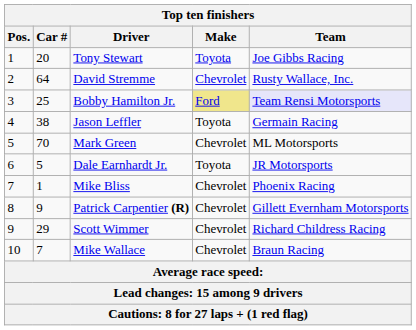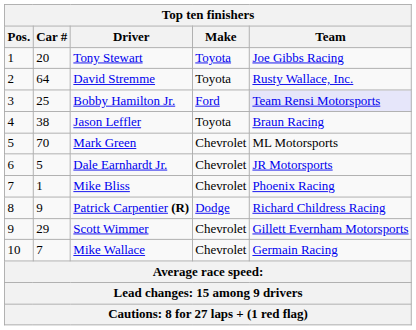(221, 79) Chevrolet -> (213, 79) Toyota
(207, 101) khaki background -> (207, 101) no background
(295, 122) Germain Racing -> (288, 122) Braun Racing
(213, 165) Toyota -> (221, 165) Chevrolet
(221, 207) Chevrolet -> (213, 207) Dodge
(330, 207) Gillett Evernham Motorsports -> (319, 207) Richard Childress Racing
(319, 229) Richard Childress Racing -> (330, 229) Gillett Evernham Motorsports
(288, 250) Braun Racing -> (295, 250) Germain Racing
